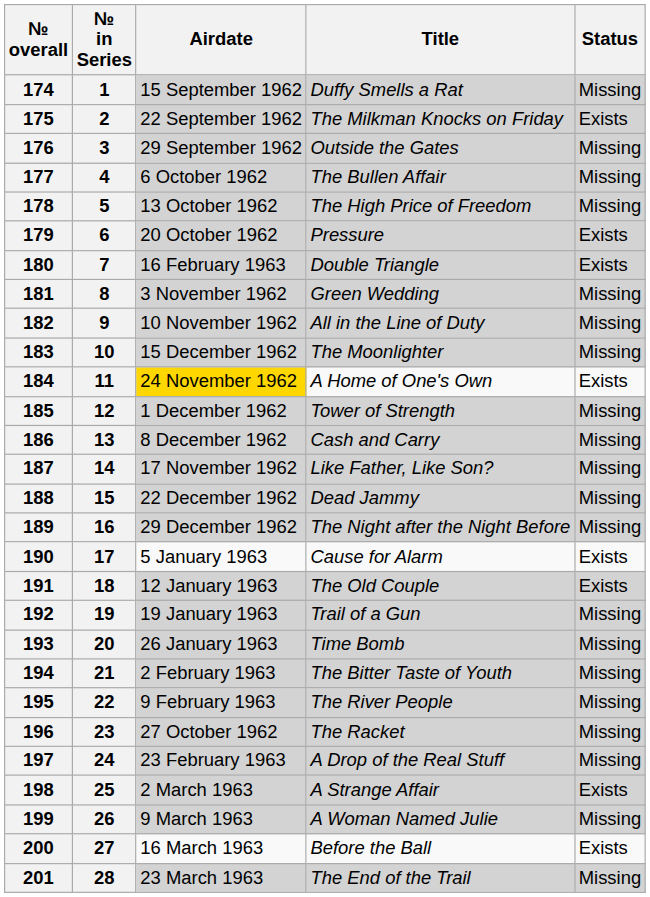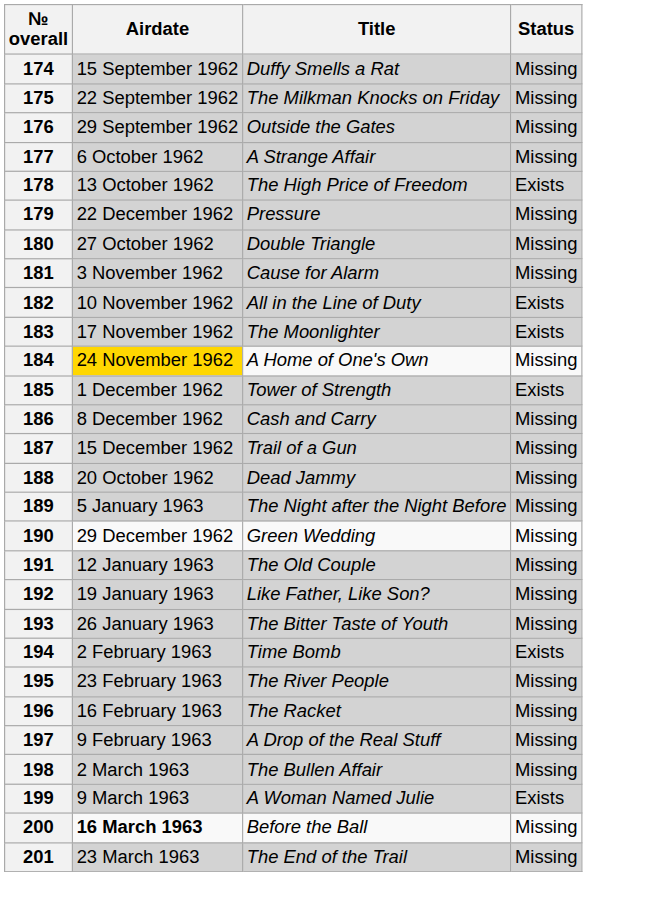- column: (104, 39)
(603, 118) Exists -> (546, 98) Missing
(378, 177) The Bullen Affair -> (311, 156) A Strange Affair
(610, 206) Missing -> (540, 185) Exists
(209, 235) 20 October 1962 -> (155, 214) 22 December 1962
(603, 235) Exists -> (546, 214) Missing
(213, 264) 16 February 1963 -> (145, 244) 27 October 1962
(603, 264) Exists -> (546, 244) Missing
(375, 293) Green Wedding -> (313, 273) Cause for Alarm
(610, 323) Missing -> (540, 302) Exists
(219, 352) 15 December 1962 -> (155, 331) 17 November 1962
(610, 352) Missing -> (540, 331) Exists
(603, 381) Exists -> (546, 360) Missing
(610, 410) Missing -> (540, 389) Exists
(219, 469) 17 November 1962 -> (155, 448) 15 December 1962
(402, 469) Like Father, Like Son? -> (302, 448) Trail of a Gun
(219, 498) 22 December 1962 -> (145, 477) 20 October 1962
(219, 527) 29 December 1962 -> (140, 506) 5 January 1963
(204, 556) 5 January 1963 -> (155, 535) 29 December 1962
(377, 556) Cause for Alarm -> (311, 535) Green Wedding
(603, 556) Exists -> (546, 535) Missing
(603, 585) Exists -> (546, 565) Missing
(366, 614) Trail of a Gun -> (338, 594) Like Father, Like Son?
(357, 644) Time Bomb -> (347, 623) The Bitter Taste of Youth
(411, 673) The Bitter Taste of Youth -> (294, 652) Time Bomb
(610, 673) Missing -> (540, 652) Exists
(208, 702) 9 February 1963 -> (149, 681) 23 February 1963
(209, 731) 27 October 1962 -> (149, 710) 16 February 1963
(213, 760) 23 February 1963 -> (144, 740) 9 February 1963
(375, 790) A Strange Affair -> (314, 769) The Bullen Affair
(603, 790) Exists -> (546, 769) Missing
(610, 819) Missing -> (540, 798) Exists
(202, 848) normal -> (140, 827) bold
(603, 848) Exists -> (546, 827) Missing
